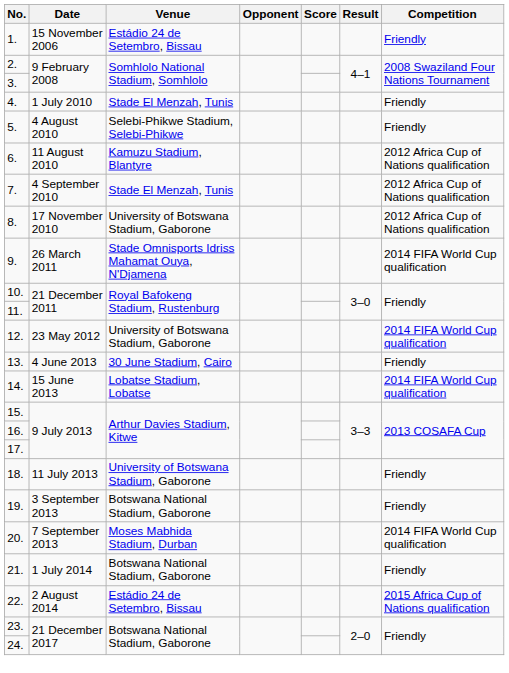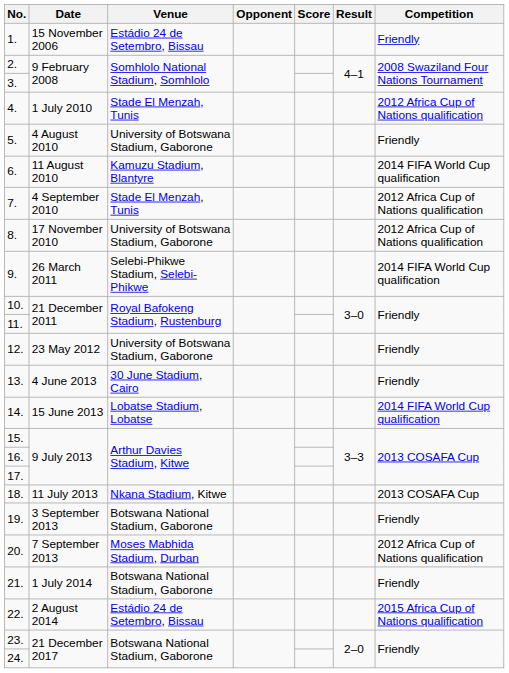(405, 102) Friendly -> (430, 108) 2012 Africa Cup of Nations qualification
(171, 127) Selebi-Phikwe Stadium, Selebi-Phikwe -> (170, 140) University of Botswana Stadium, Gaborone
(437, 159) 2012 Africa Cup of Nations qualification -> (434, 172) 2014 FIFA World Cup qualification
(171, 261) Stade Omnisports Idriss Mahamat Ouya, N'Djamena -> (154, 274) Selebi-Phikwe Stadium, Selebi-Phikwe
(440, 336) 2014 FIFA World Cup qualification -> (398, 350) Friendly
(169, 475) University of Botswana Stadium, Gaborone -> (168, 494) Nkana Stadium, Kitwe
(405, 475) Friendly -> (428, 494) 2013 COSAFA Cup
(440, 538) 2014 FIFA World Cup qualification -> (430, 551) 2012 Africa Cup of Nations qualification
